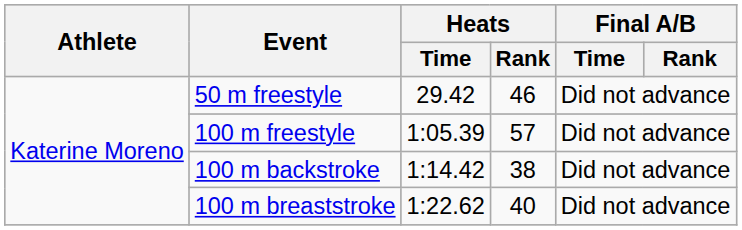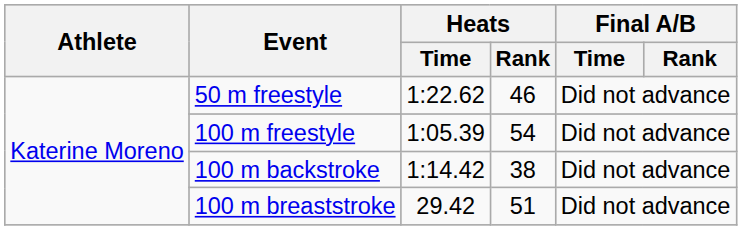(446, 96) 29.42 -> (446, 96) 1:22.62
(523, 133) 57 -> (523, 133) 54
(446, 207) 1:22.62 -> (446, 207) 29.42
(523, 207) 40 -> (523, 207) 51
